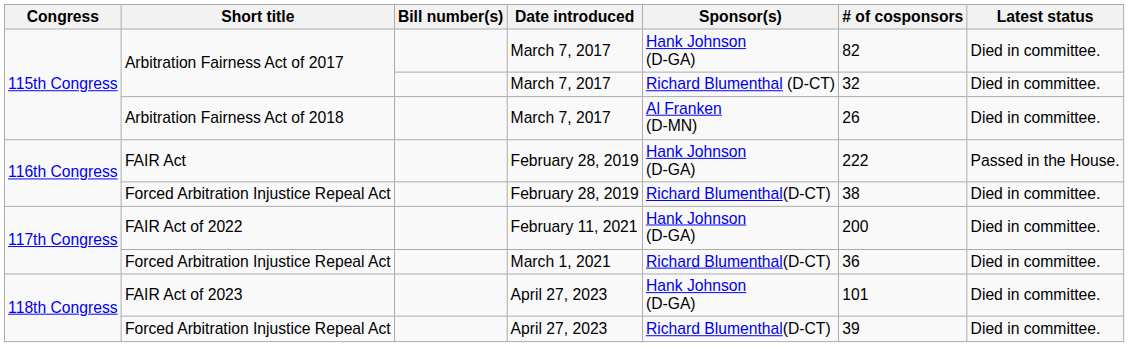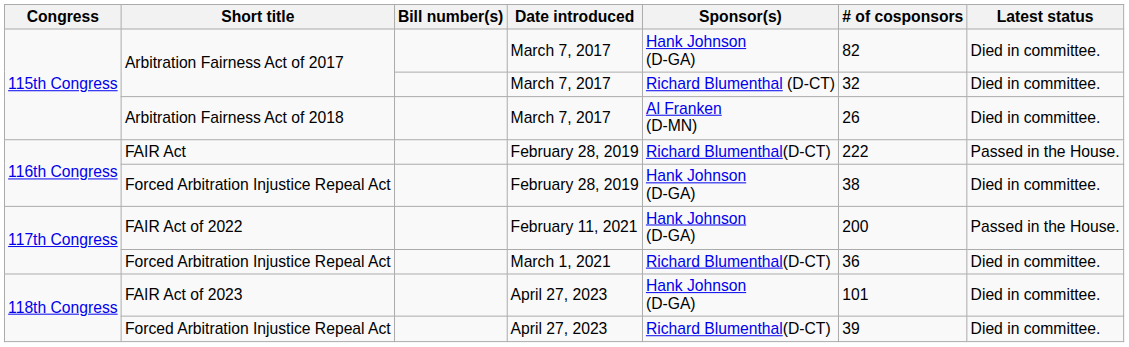(696, 160) Hank Johnson (D-GA) -> (738, 151) Richard Blumenthal(D-CT)
(738, 194) Richard Blumenthal(D-CT) -> (696, 185) Hank Johnson (D-GA)
(1035, 227) Died in committee. -> (1045, 227) Passed in the House.
